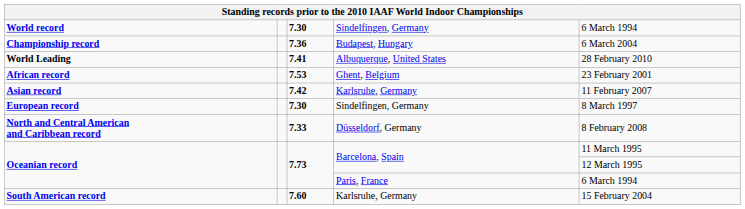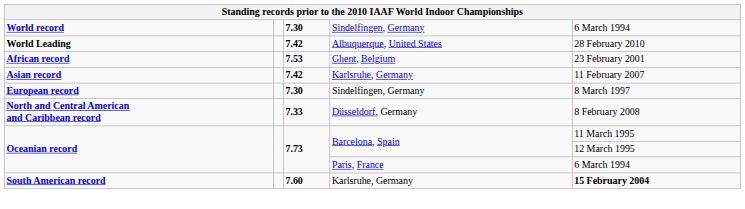- row: (53, 43)
(298, 59) 7.41 -> (294, 43) 7.42
(617, 196) normal -> (612, 180) bold
